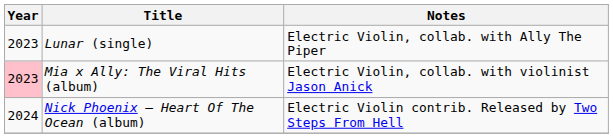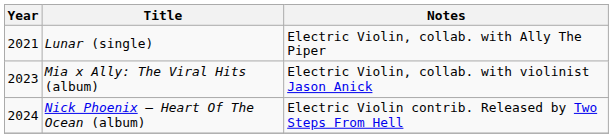(23, 43) 2023 -> (23, 43) 2021
(23, 79) pink background -> (23, 79) no background
